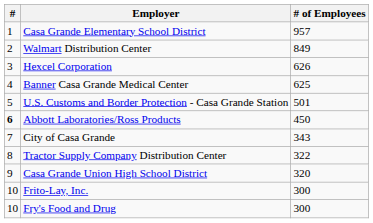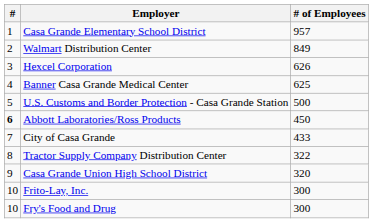(302, 102) 501 -> (302, 102) 500
(302, 137) 343 -> (302, 137) 433
